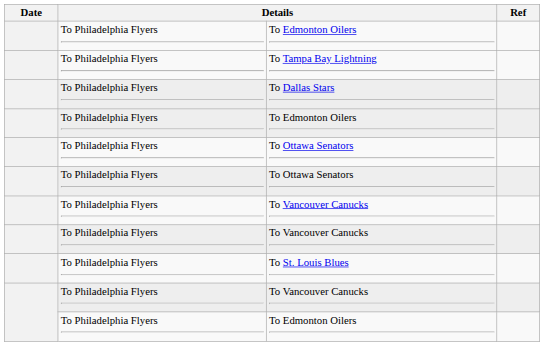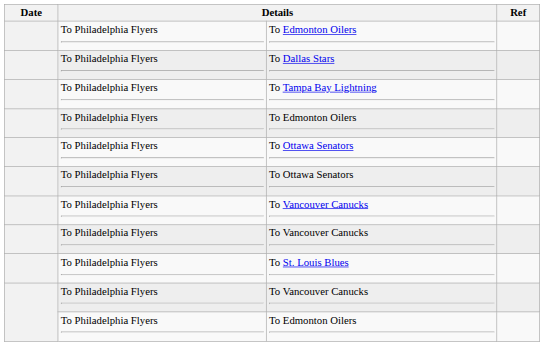rows swapped: (31, 94) <-> (31, 65)
